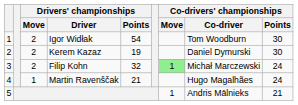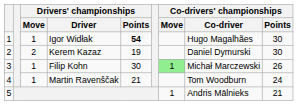(34, 38) 2 -> (34, 38) 1
(136, 38) normal -> (136, 38) bold
(217, 38) Tom Woodburn -> (220, 38) Hugo Magalhães
(34, 66) 2 -> (34, 66) 1
(136, 66) 32 -> (136, 66) 30
(278, 66) 24 -> (278, 66) 26
(220, 79) Hugo Magalhães -> (217, 79) Tom Woodburn
